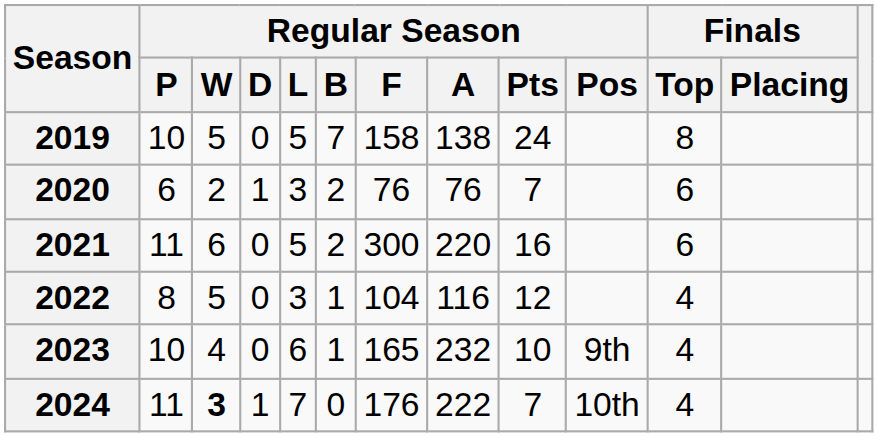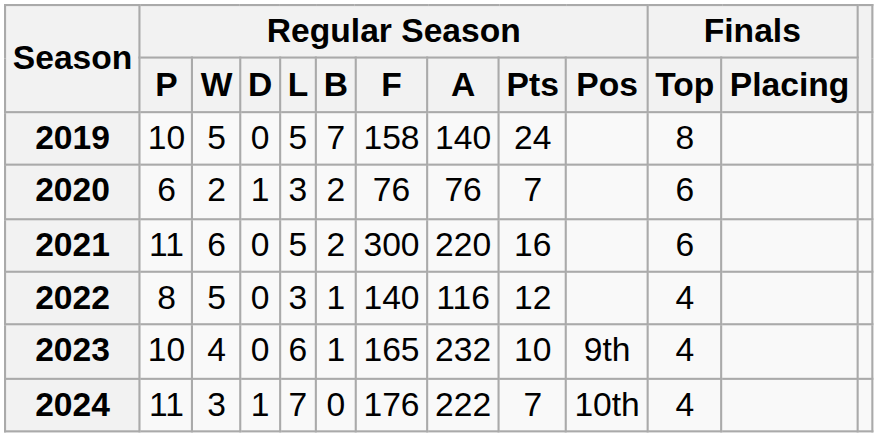(463, 137) 138 -> (463, 137) 140
(391, 297) 104 -> (391, 297) 140
(217, 404) bold -> (217, 404) normal
